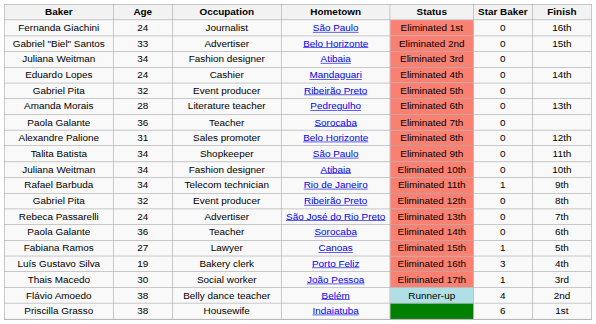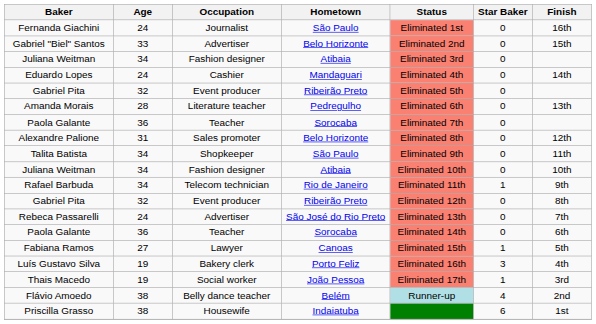(143, 279) 30 -> (143, 279) 19
